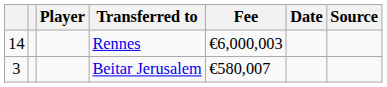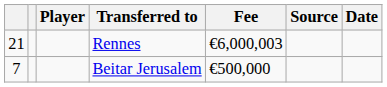columns swapped: (306, 17) <-> (354, 17)
(16, 43) 14 -> (16, 43) 21
(16, 69) 3 -> (16, 69) 7
(240, 69) €580,007 -> (240, 69) €500,000
